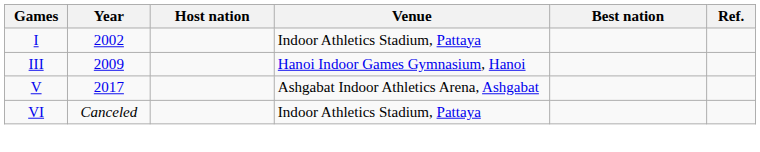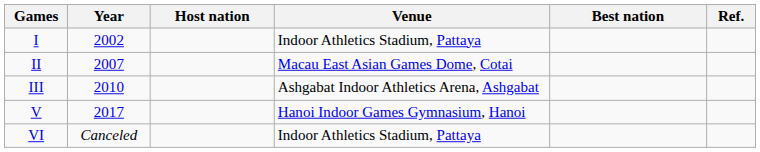+ row: (36, 64)
(109, 64) 2009 -> (109, 87) 2010
(402, 64) Hanoi Indoor Games Gymnasium, Hanoi -> (408, 87) Ashgabat Indoor Athletics Arena, Ashgabat
(408, 87) Ashgabat Indoor Athletics Arena, Ashgabat -> (402, 111) Hanoi Indoor Games Gymnasium, Hanoi
